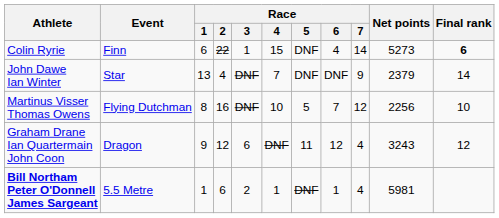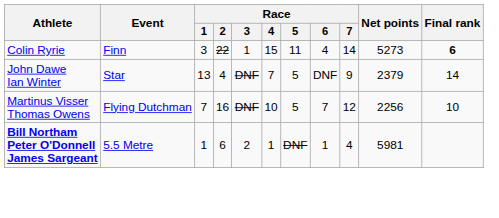(204, 50) 6 -> (204, 50) 3
(306, 50) DNF -> (295, 50) 11
(306, 76) DNF -> (295, 76) 5
(204, 107) 8 -> (204, 107) 7
- row: (50, 146)
